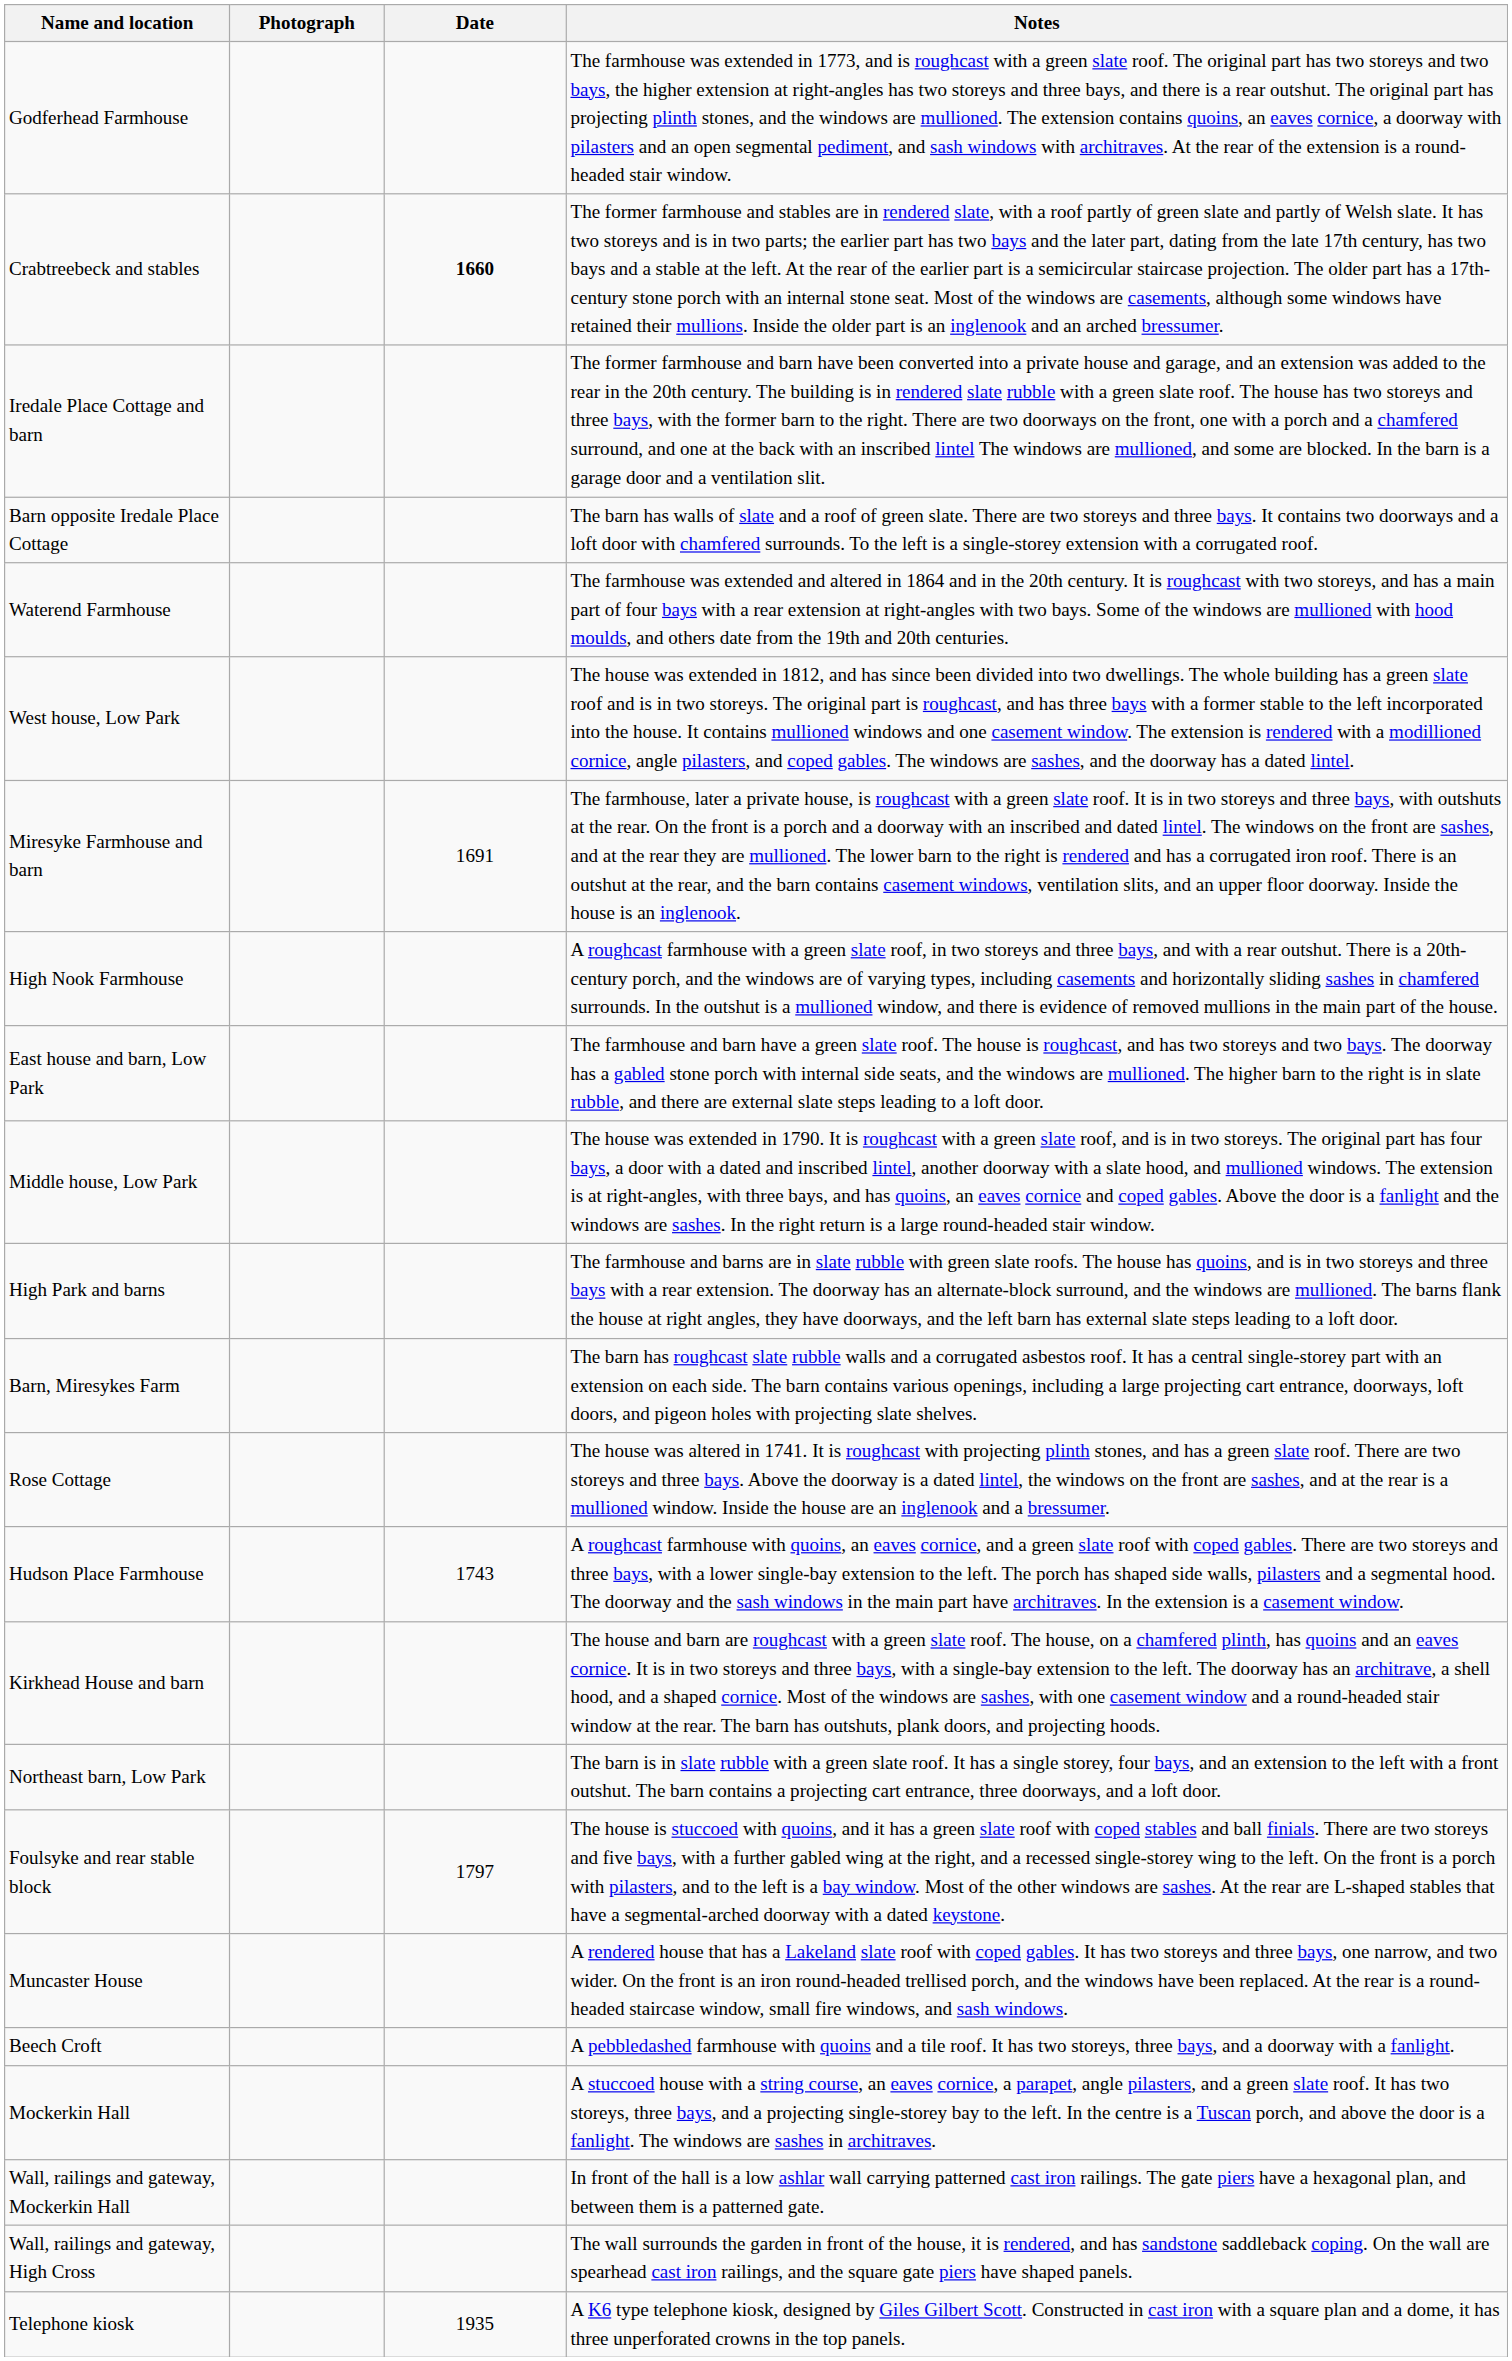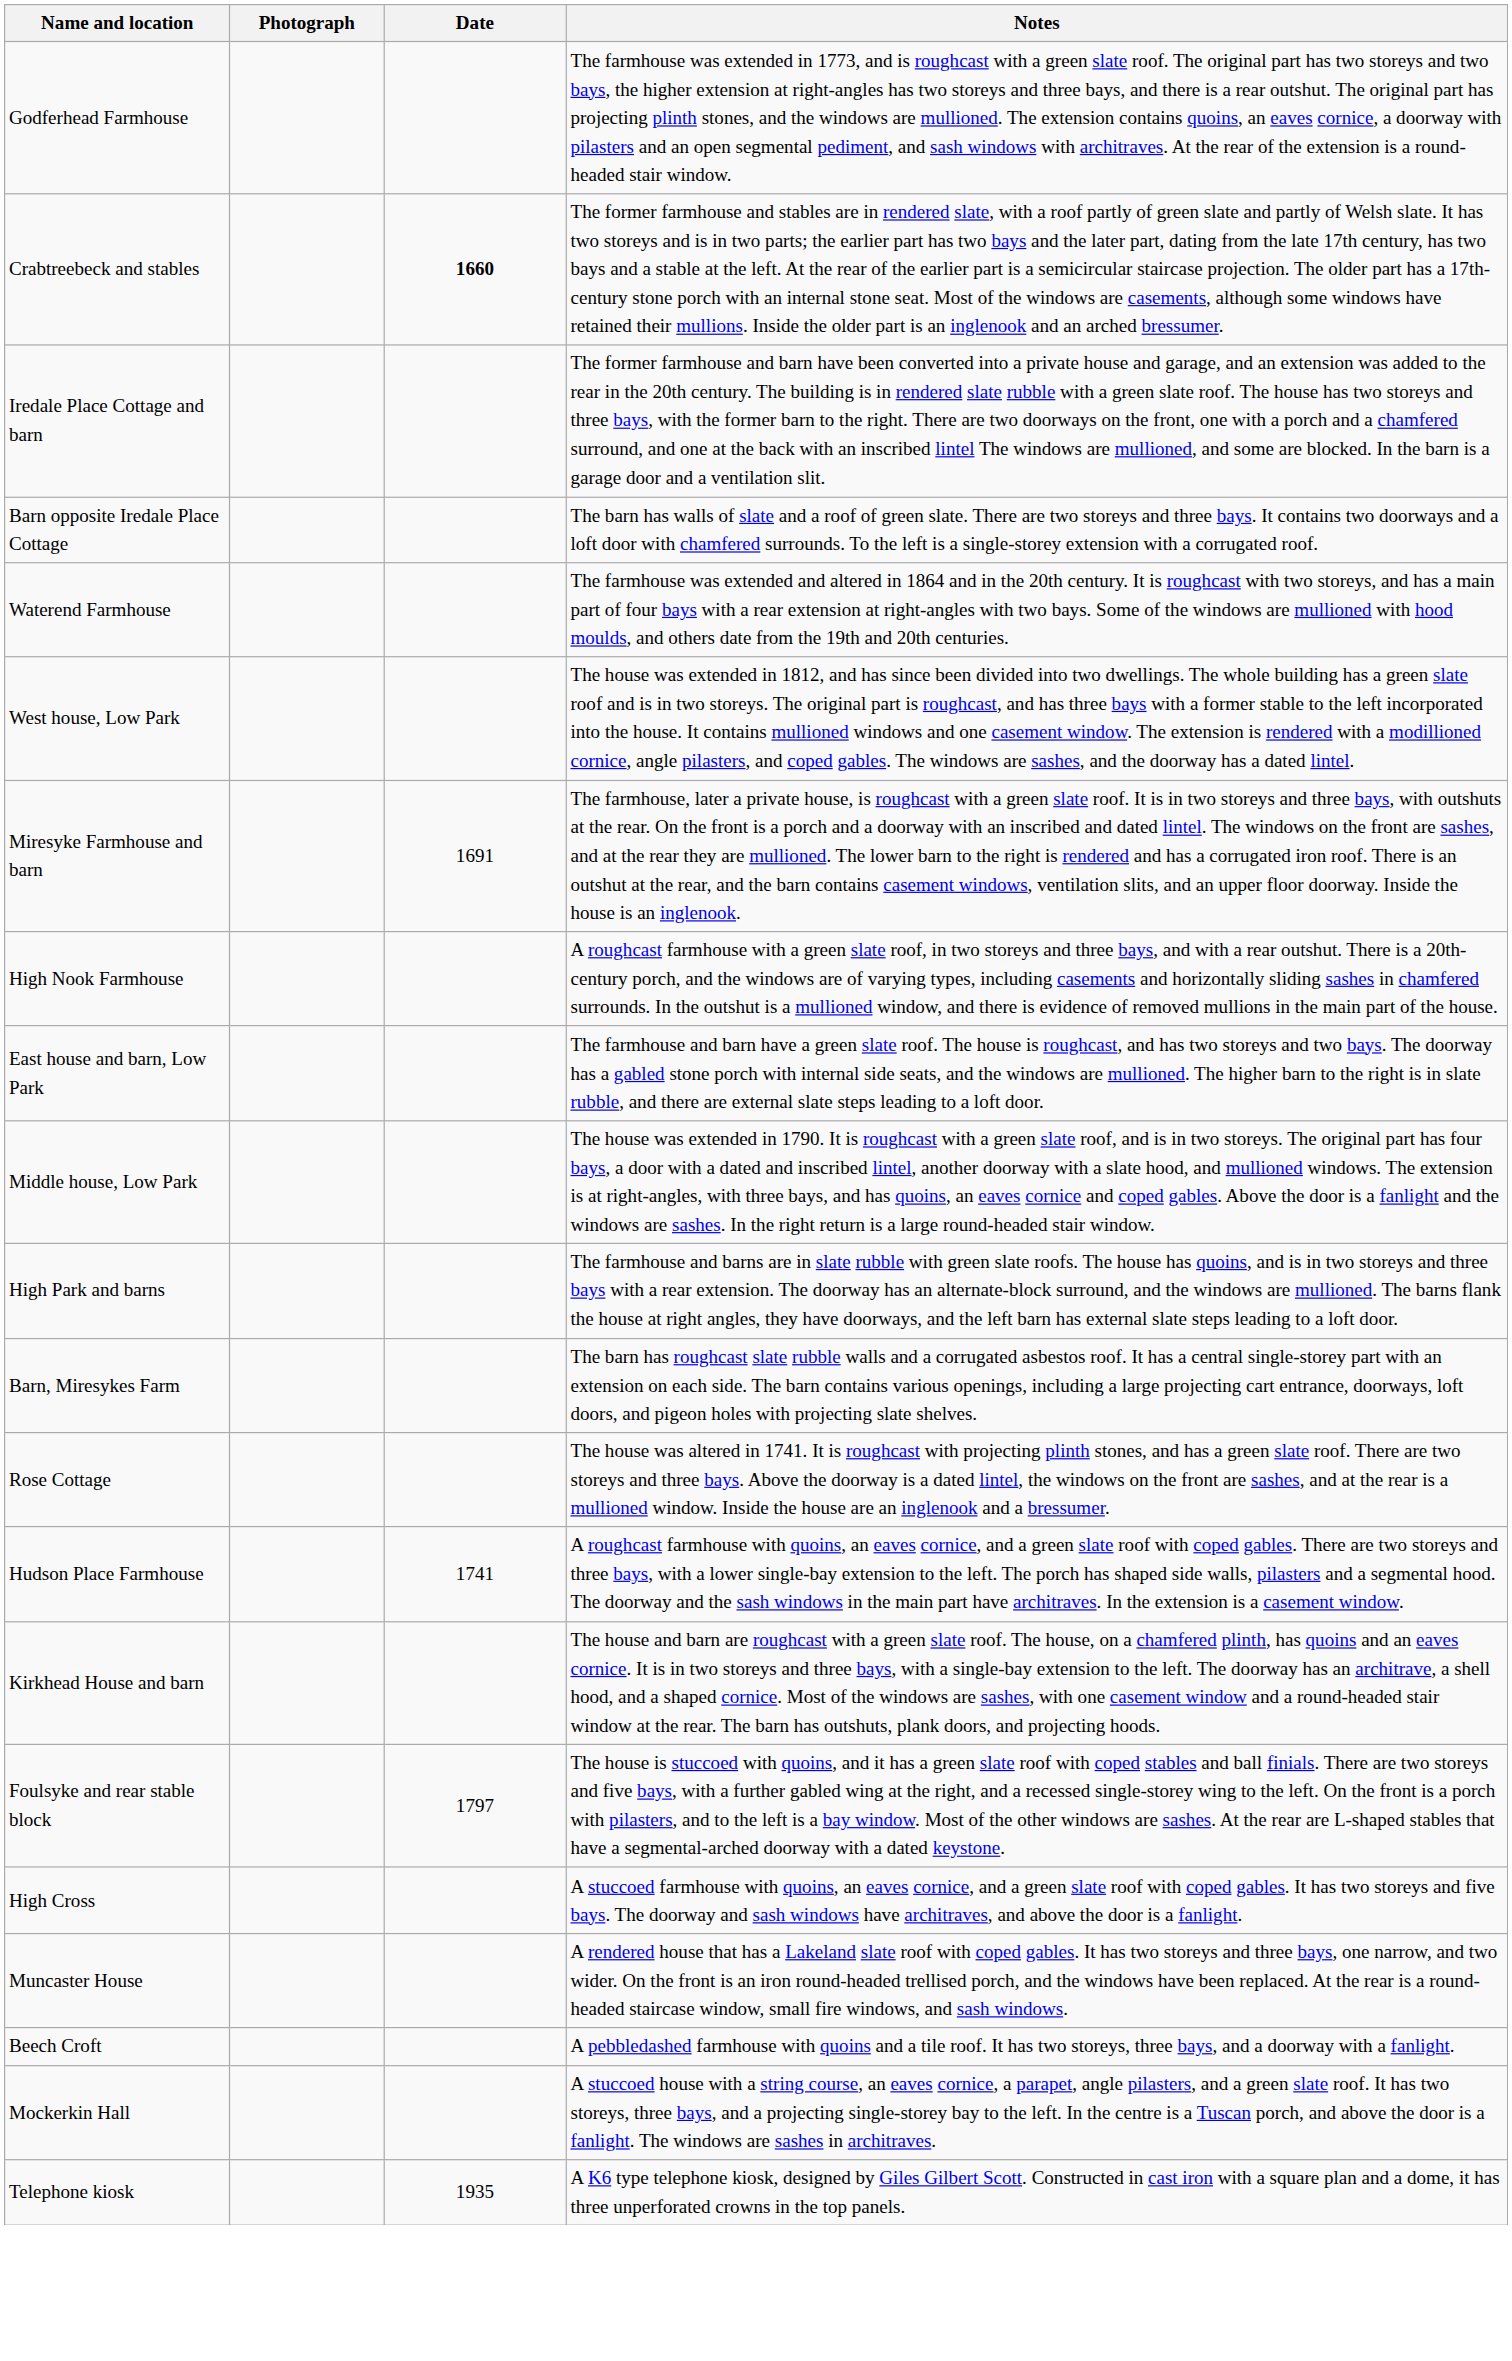(475, 1574) 1743 -> (475, 1574) 1741
- row: (107, 1777)
+ row: (52, 1900)
- row: (112, 2192)
- row: (112, 2258)
